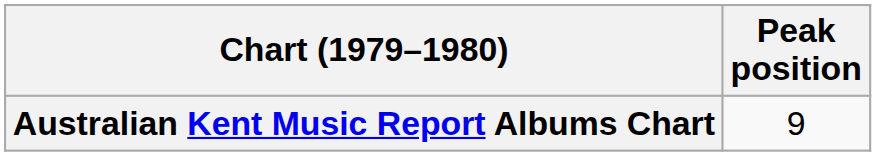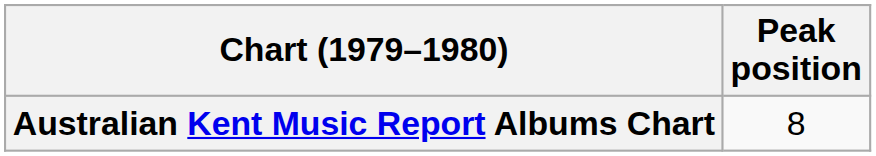(796, 122) 9 -> (796, 122) 8
